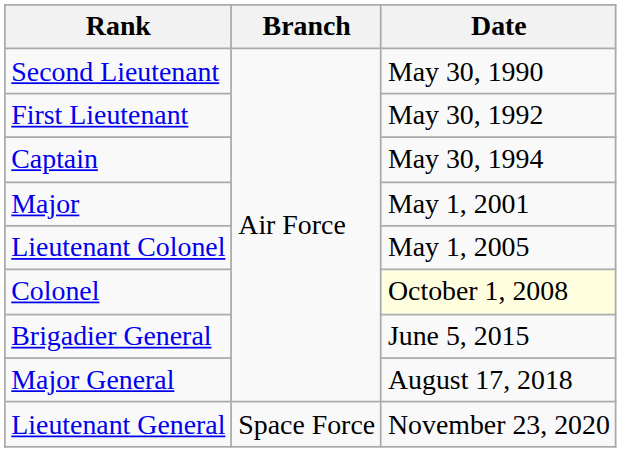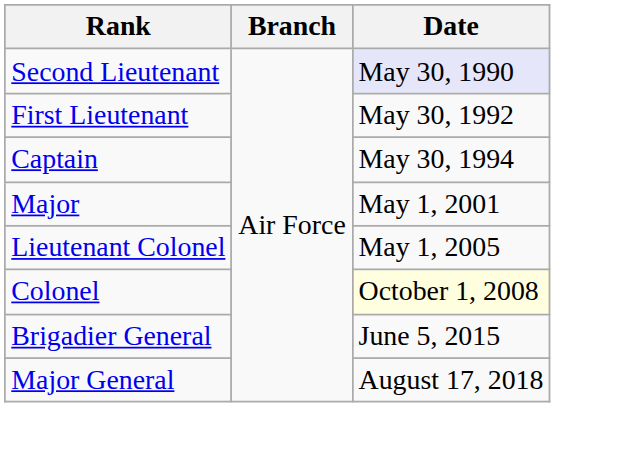(466, 70) no background -> (436, 70) lavender background
- row: (118, 423)
